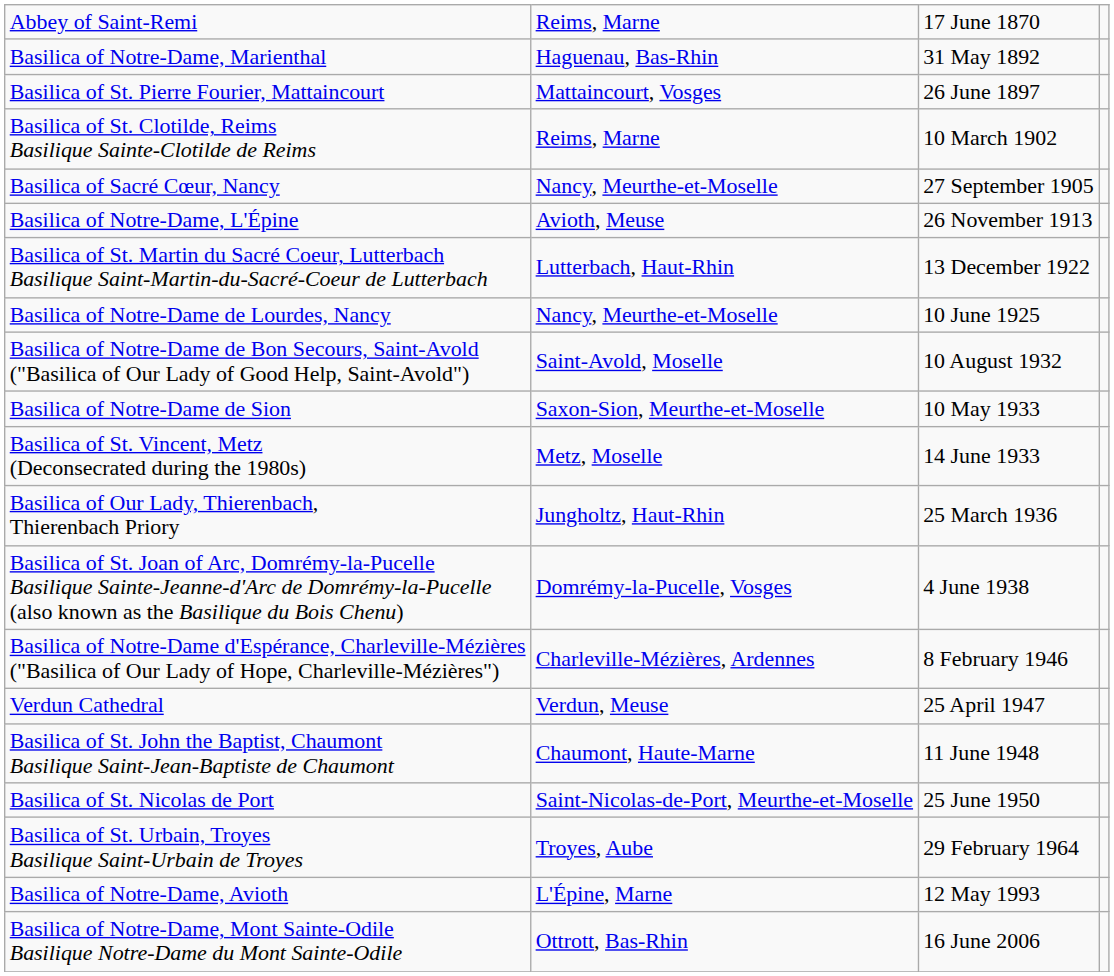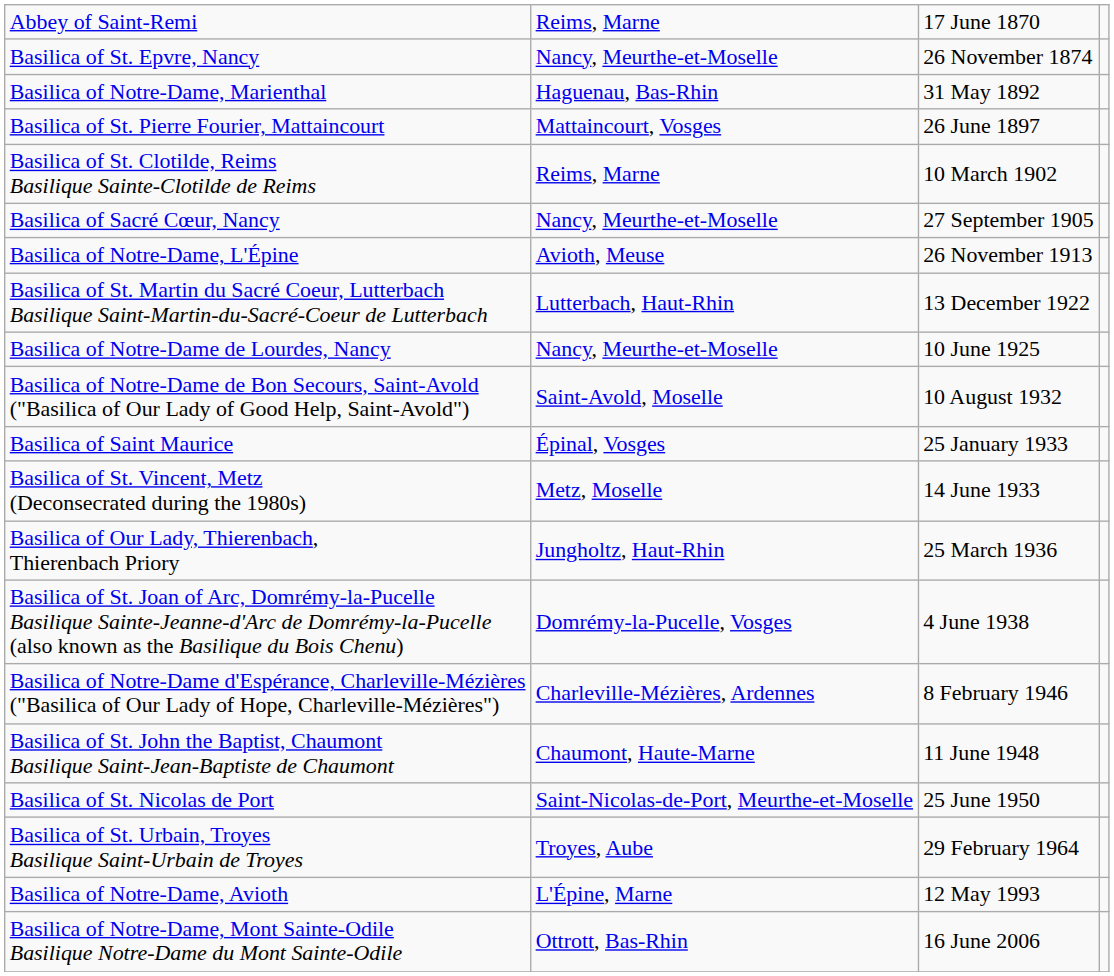+ row: (135, 56)
+ row: (121, 443)
- row: (150, 408)
- row: (87, 705)
